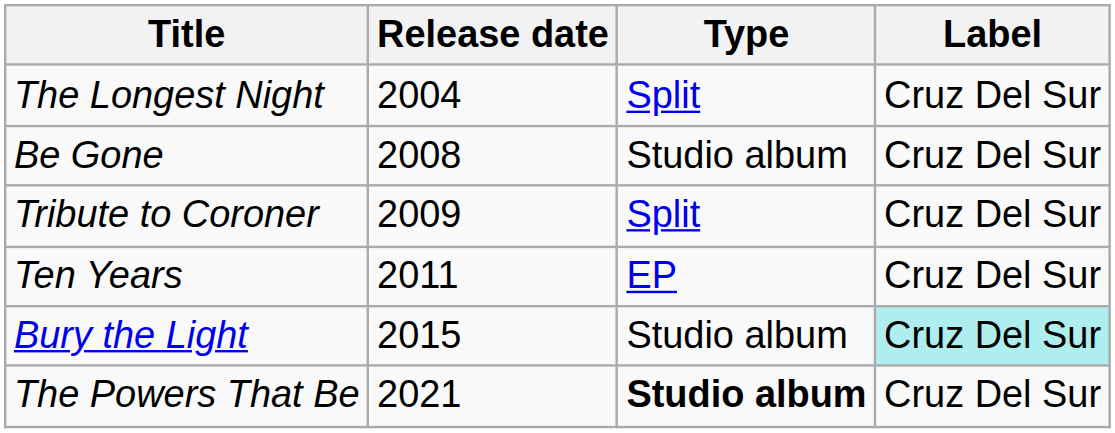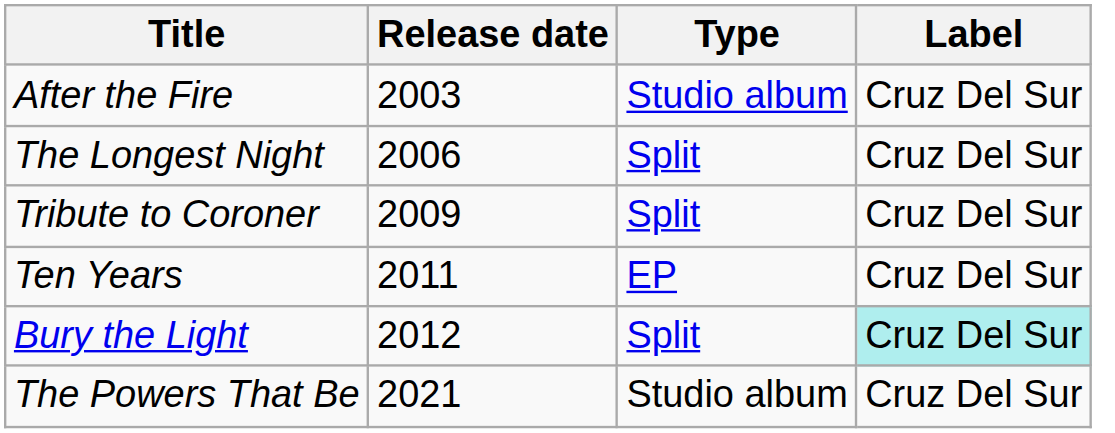+ row: (124, 94)
(419, 94) 2004 -> (419, 154) 2006
- row: (89, 154)
(419, 335) 2015 -> (419, 335) 2012
(737, 335) Studio album -> (663, 335) Split
(746, 395) bold -> (737, 395) normal
